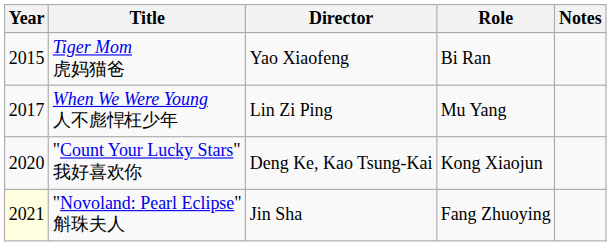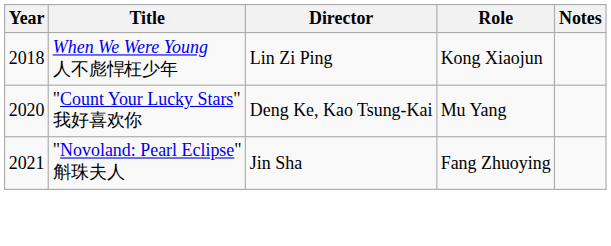- row: (92, 57)
(27, 110) 2017 -> (27, 58) 2018
(474, 110) Mu Yang -> (492, 58) Kong Xiaojun
(492, 162) Kong Xiaojun -> (474, 110) Mu Yang
(27, 214) lightyellow background -> (27, 162) no background
